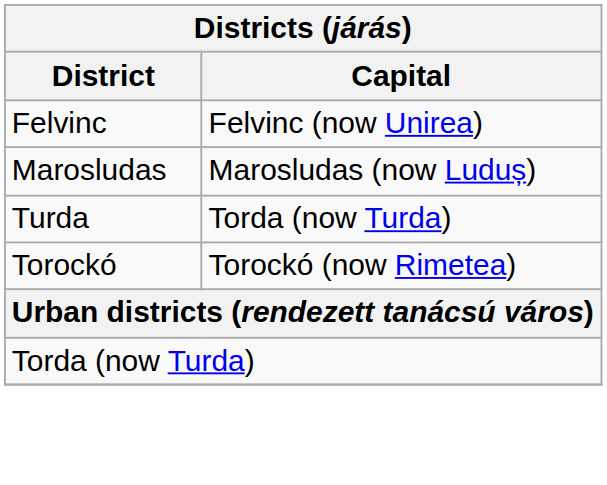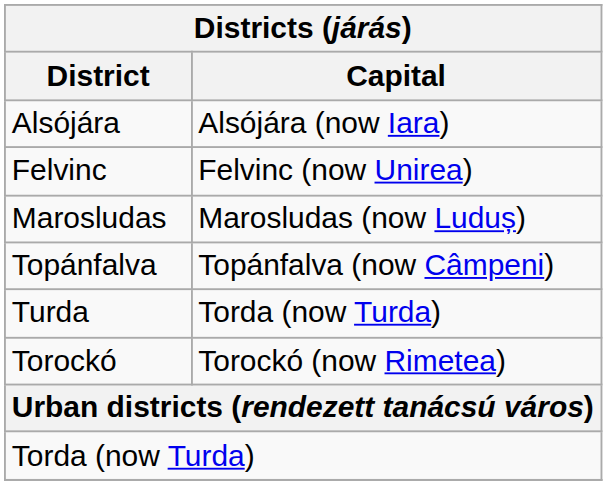+ row: (66, 123)
+ row: (84, 265)
